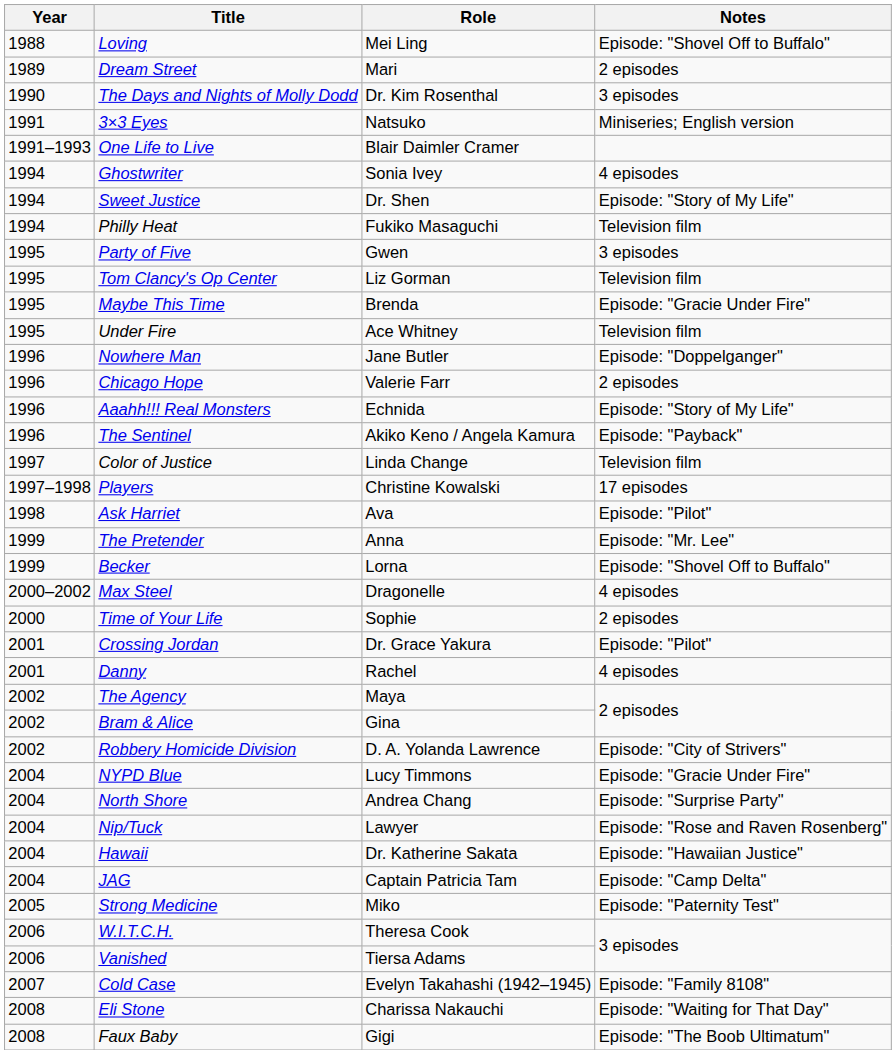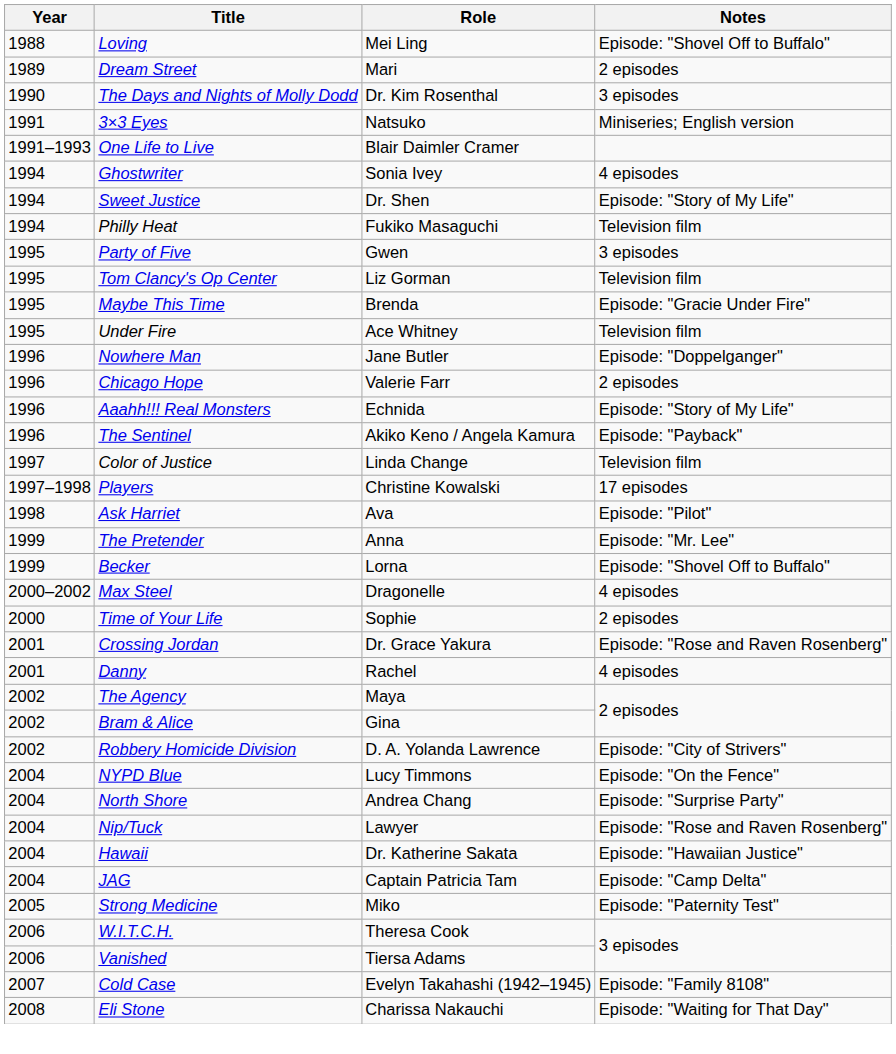(655, 644) Episode: "Pilot" -> (743, 644) Episode: "Rose and Raven Rosenberg"
(705, 775) Episode: "Gracie Under Fire" -> (689, 775) Episode: "On the Fence"
- row: (138, 1036)
